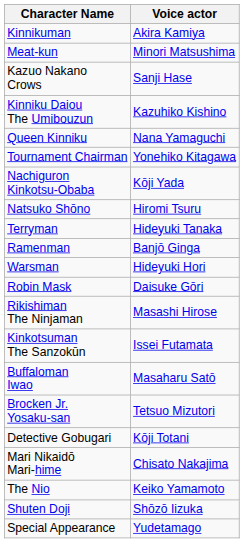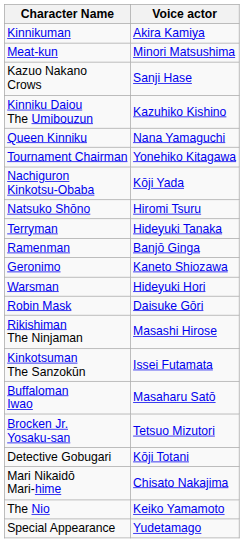+ row: (34, 267)
- row: (39, 509)
